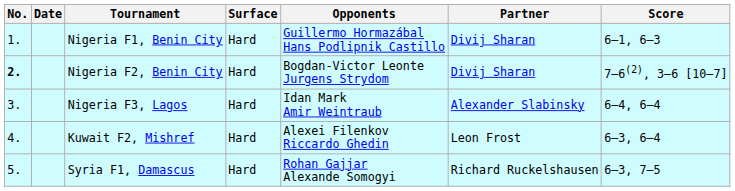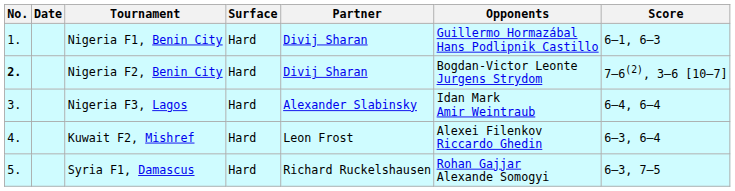columns swapped: (525, 14) <-> (364, 14)
